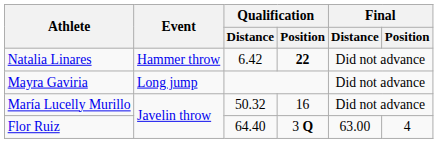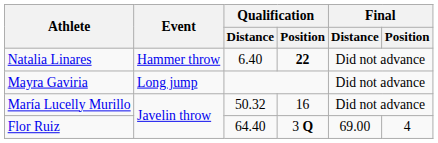(250, 60) 6.42 -> (250, 60) 6.40
(355, 127) 63.00 -> (355, 127) 69.00
